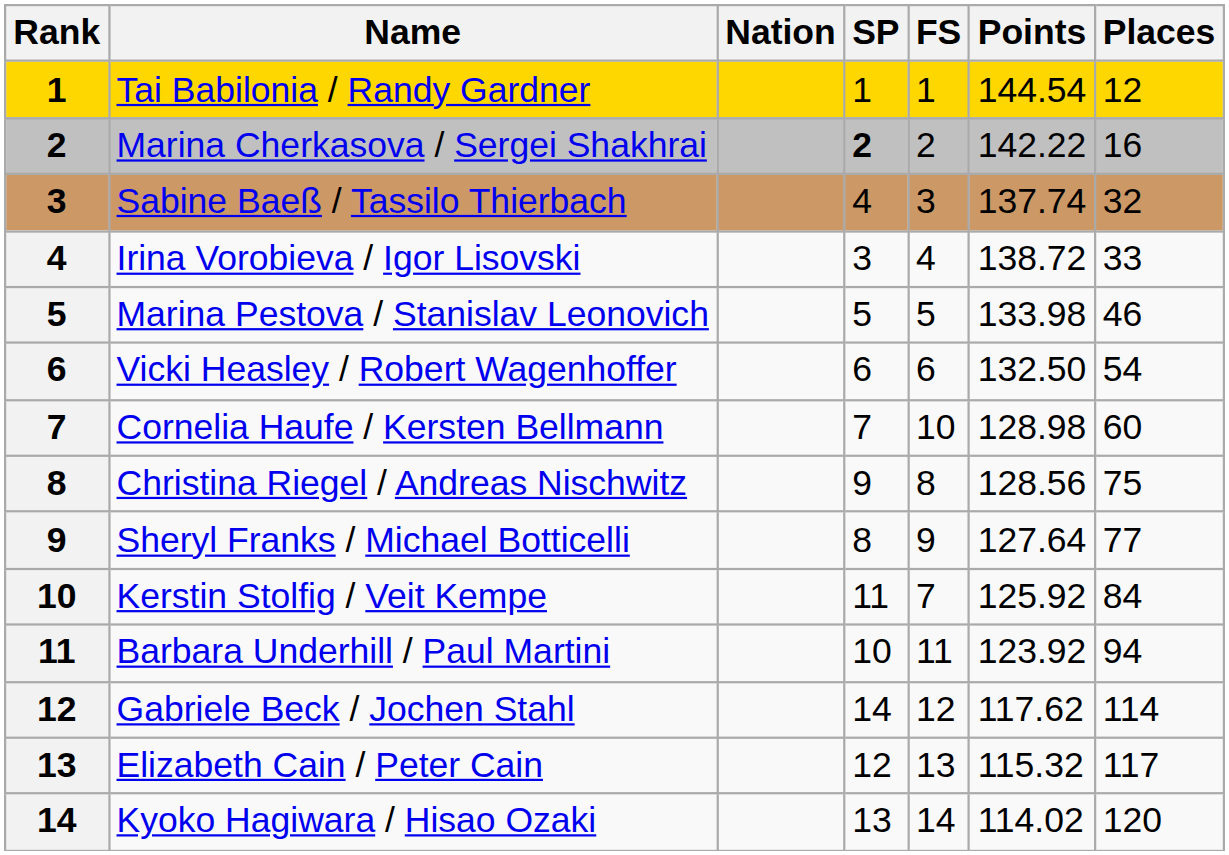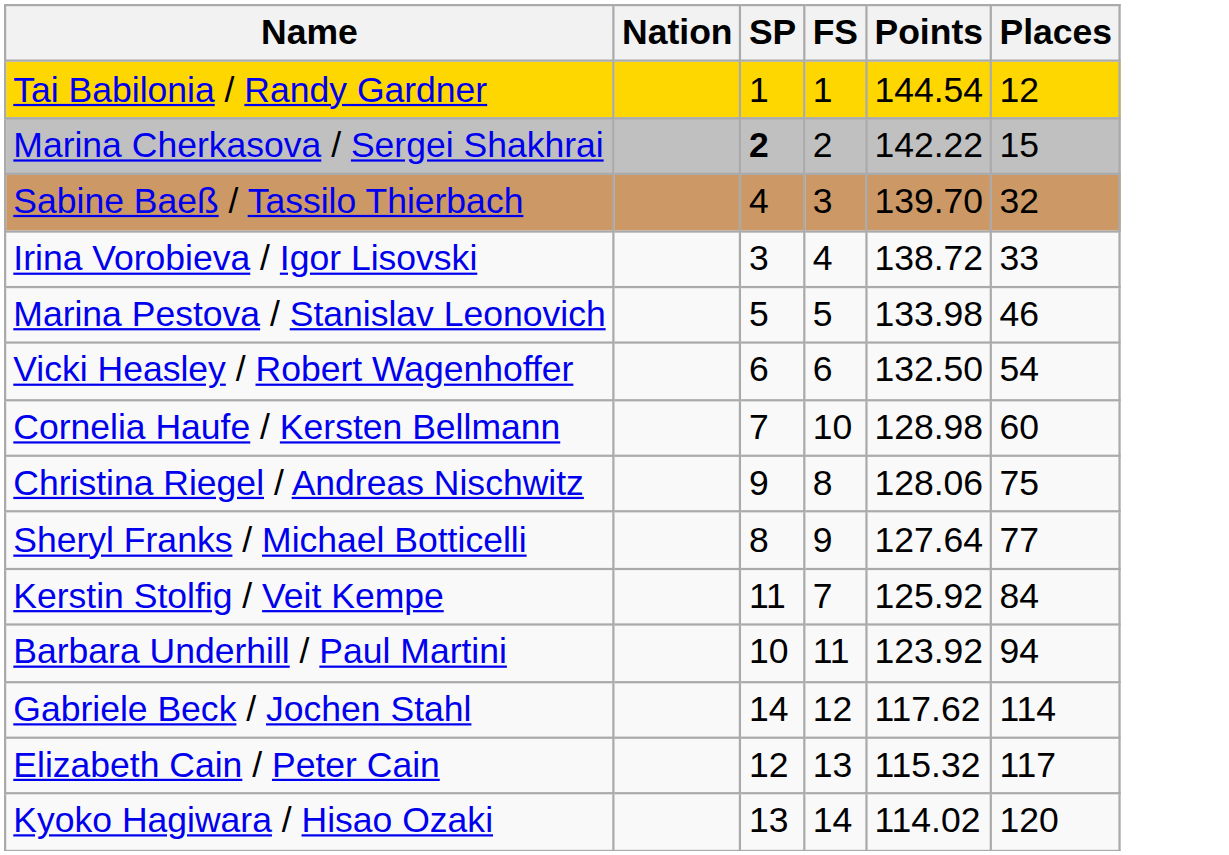- column: (57, 32)
(1122, 145) 16 -> (1019, 145) 15
(1032, 201) 137.74 -> (929, 201) 139.70
(1032, 483) 128.56 -> (929, 483) 128.06
